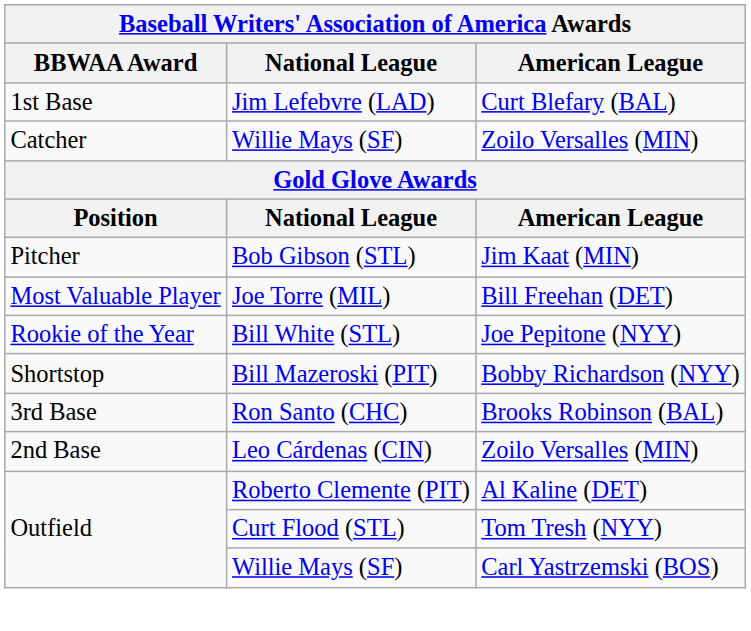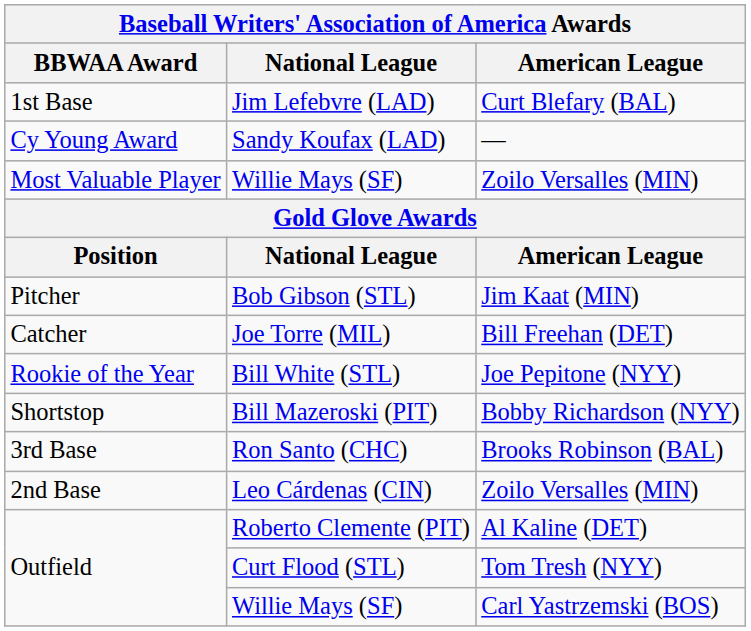+ row: (339, 140)
(48, 140) Catcher -> (116, 179) Most Valuable Player
(116, 295) Most Valuable Player -> (48, 334) Catcher
